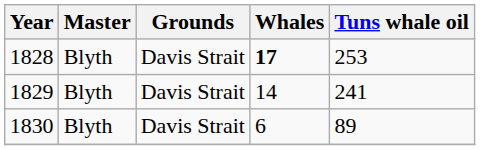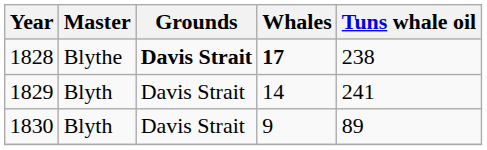(88, 56) Blyth -> (93, 56) Blythe
(193, 56) normal -> (196, 56) bold
(351, 56) 253 -> (358, 56) 238
(260, 126) 6 -> (268, 126) 9
